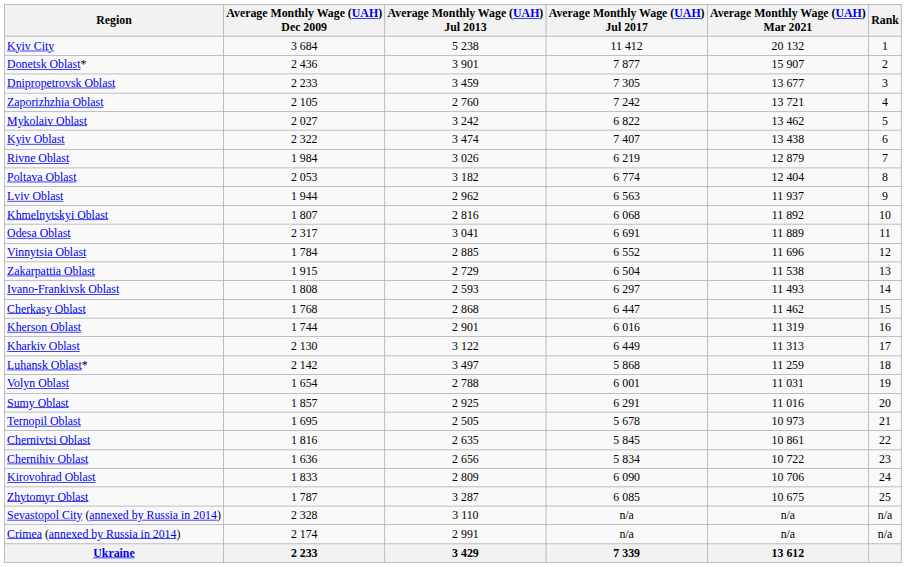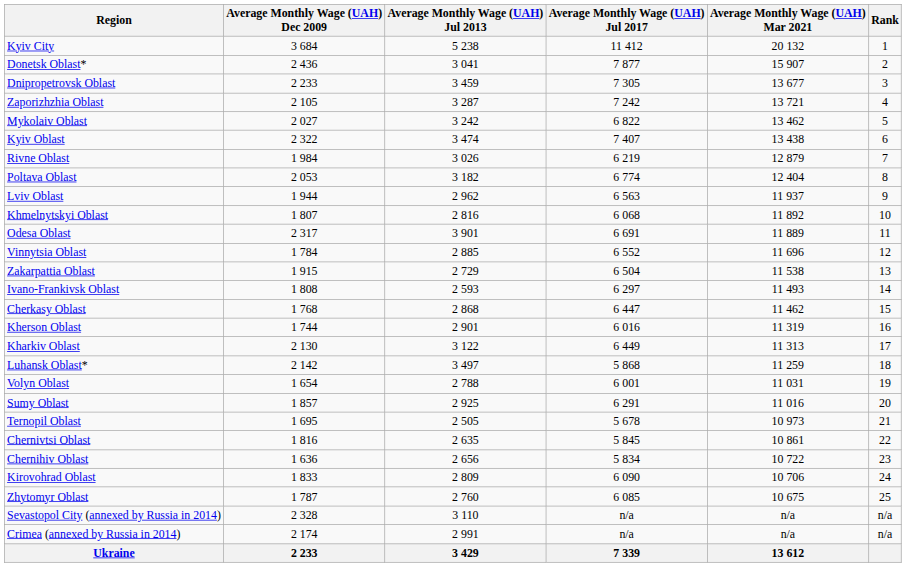(465, 64) 3 901 -> (465, 64) 3 041
(465, 102) 2 760 -> (465, 102) 3 287
(465, 233) 3 041 -> (465, 233) 3 901
(465, 496) 3 287 -> (465, 496) 2 760
